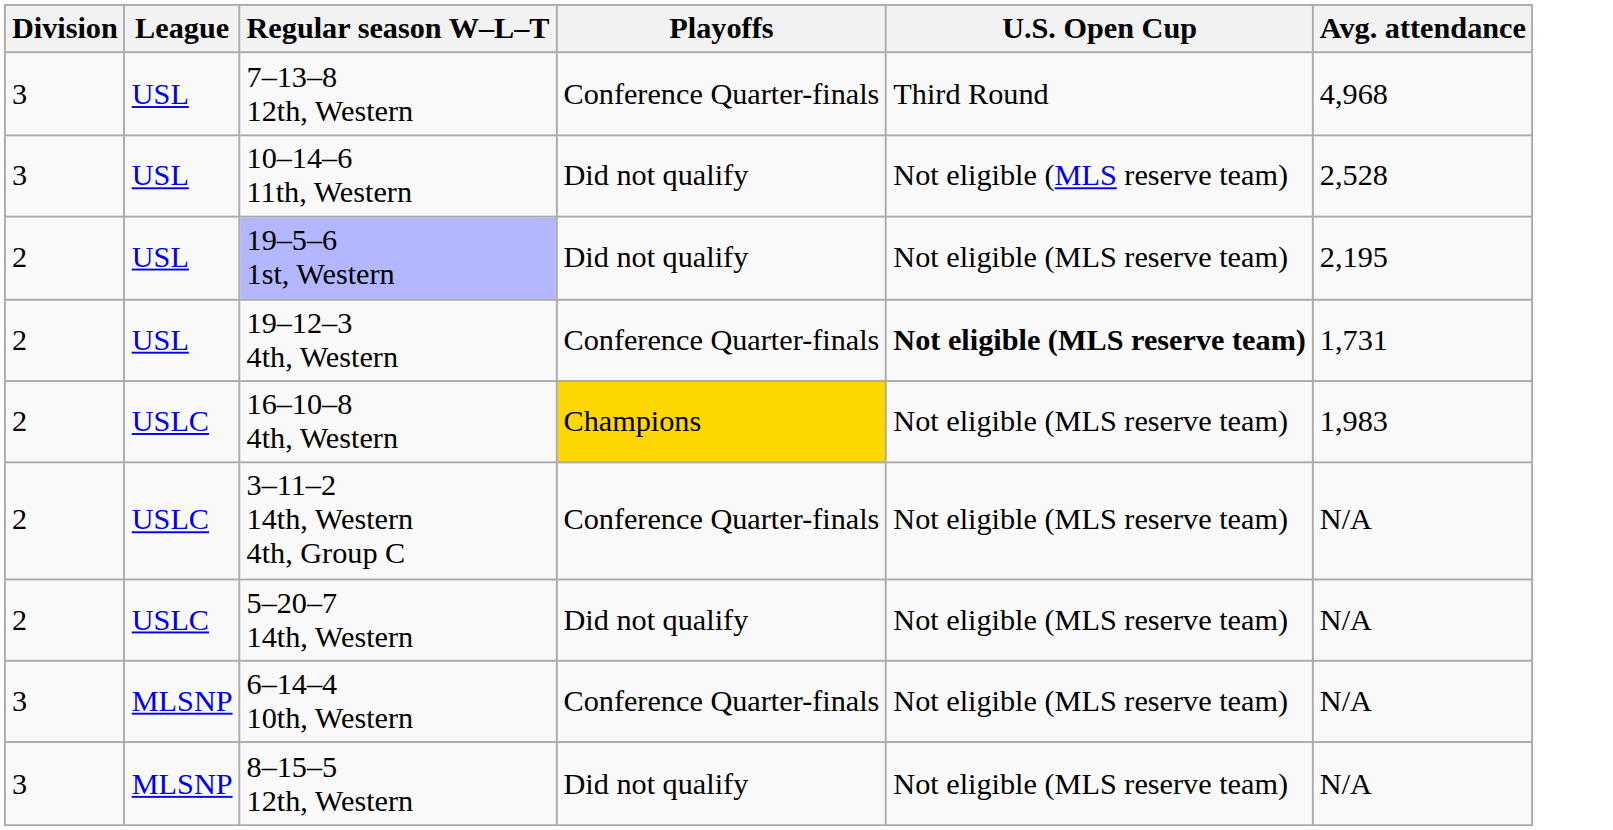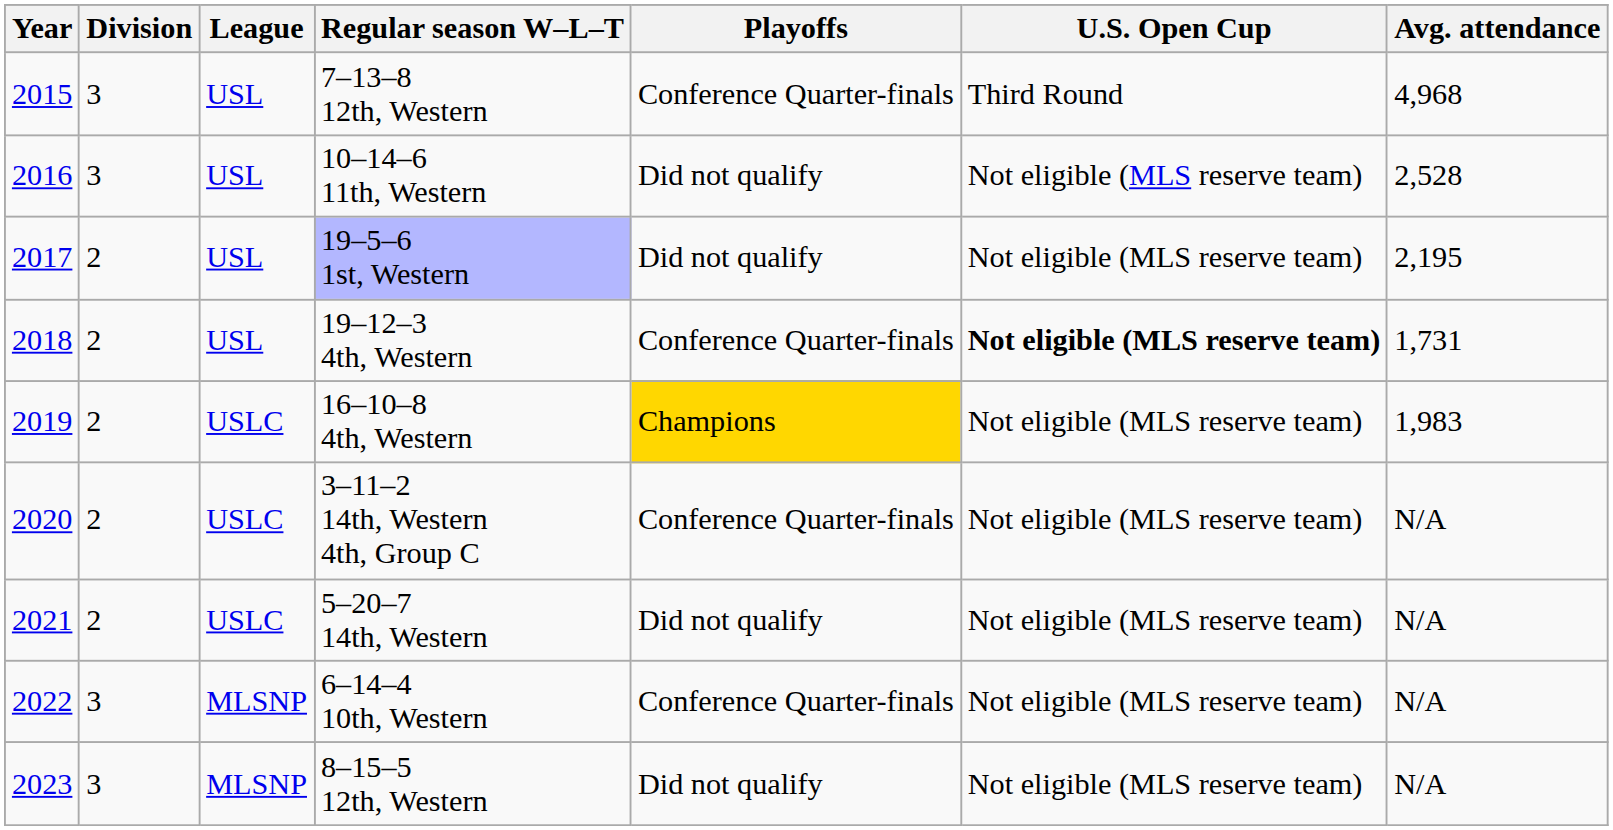+ column: (42, 28)
